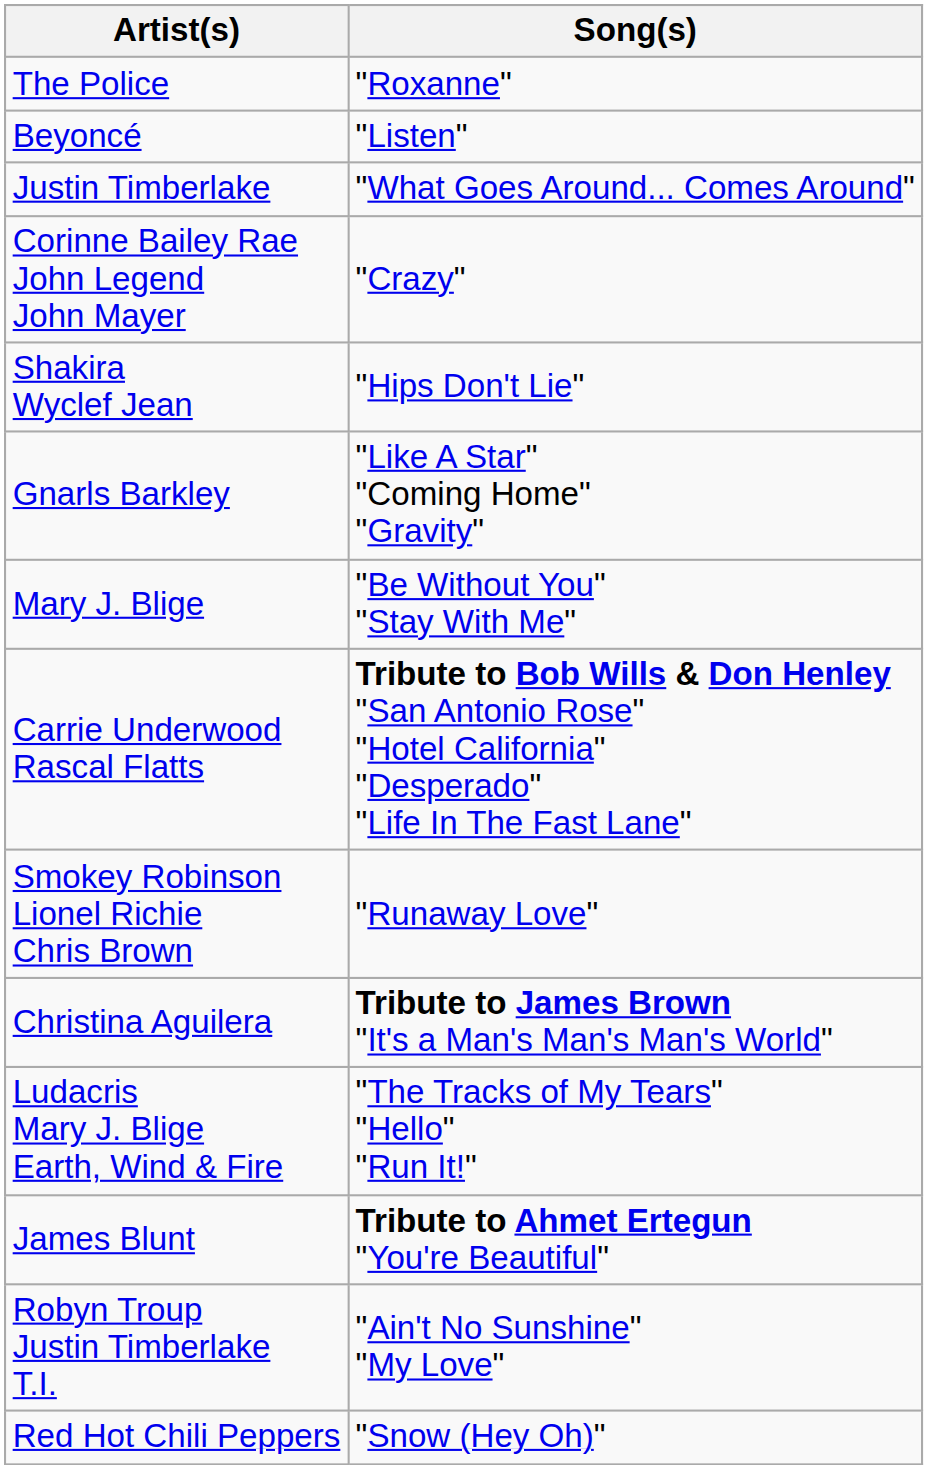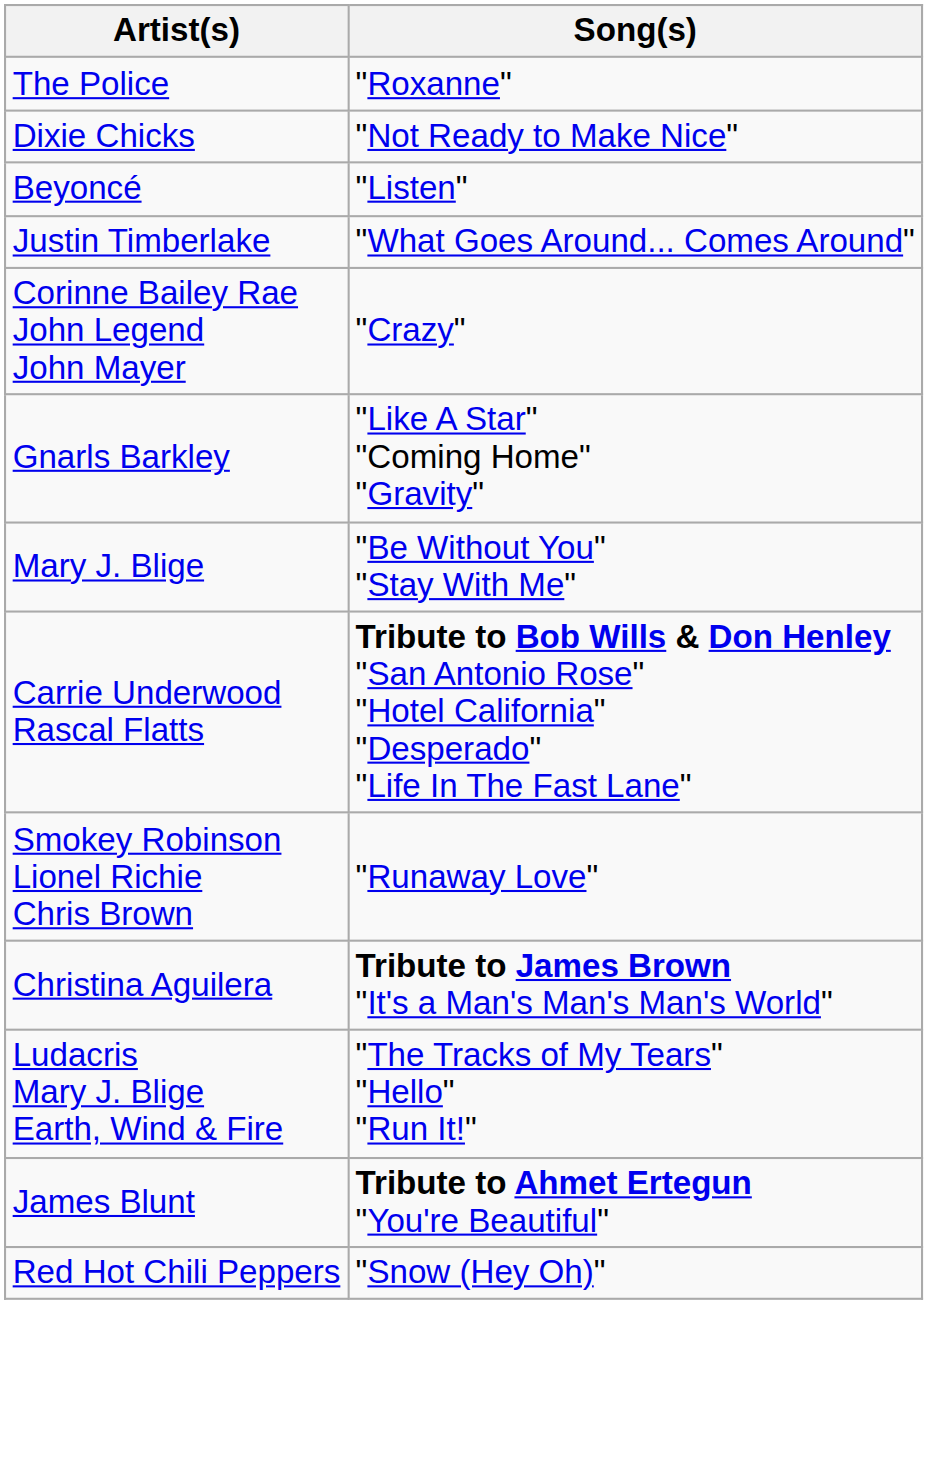+ row: (104, 135)
- row: (103, 386)
- row: (142, 1347)
